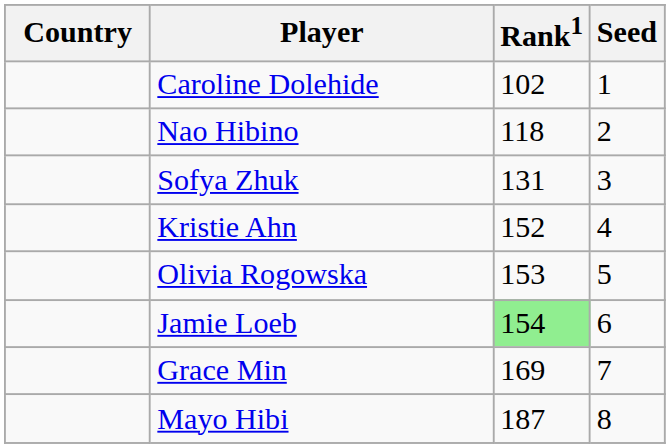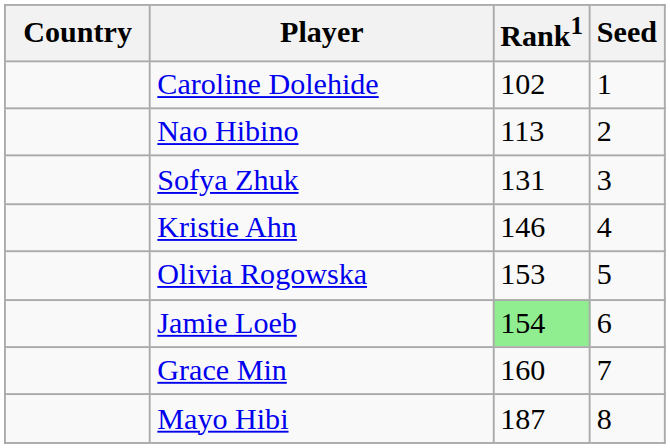(522, 131) 118 -> (522, 131) 113
(523, 227) 152 -> (523, 227) 146
(523, 370) 169 -> (523, 370) 160
